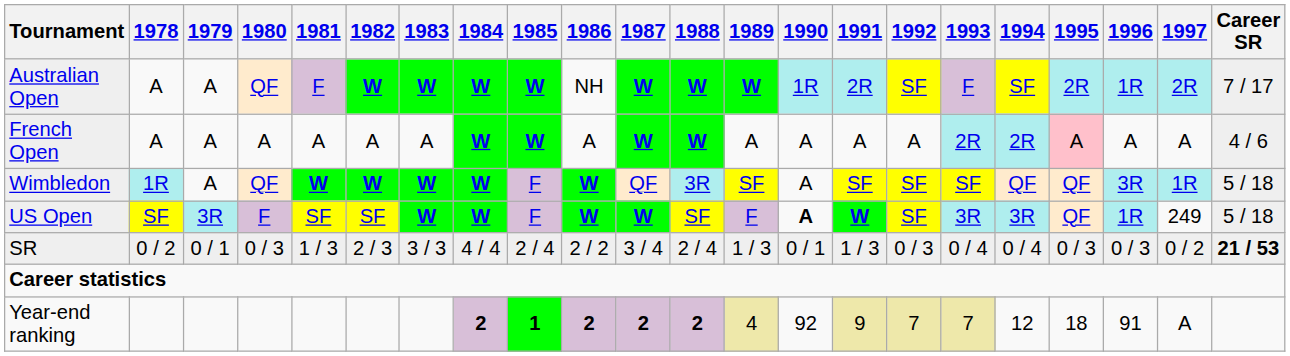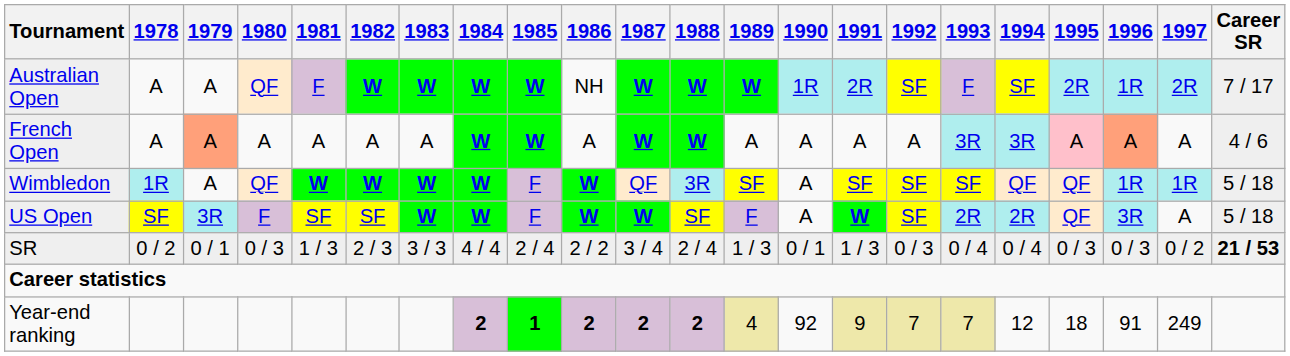(210, 141) no background -> (210, 141) lightsalmon background
(968, 141) 2R -> (968, 141) 3R
(1022, 141) 2R -> (1022, 141) 3R
(1131, 141) no background -> (1131, 141) lightsalmon background
(1131, 184) 3R -> (1131, 184) 1R
(806, 216) bold -> (806, 216) normal
(968, 216) 3R -> (968, 216) 2R
(1022, 216) 3R -> (1022, 216) 2R
(1131, 216) 1R -> (1131, 216) 3R
(1185, 216) 249 -> (1185, 216) A
(1185, 323) A -> (1185, 323) 249
